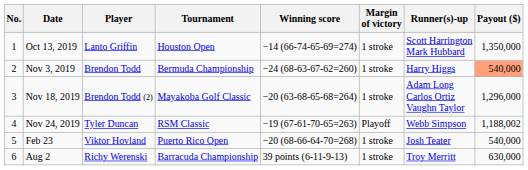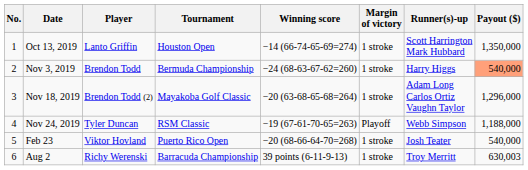(501, 124) 1,188,002 -> (501, 124) 1,188,000
(505, 157) 630,000 -> (505, 157) 630,003
